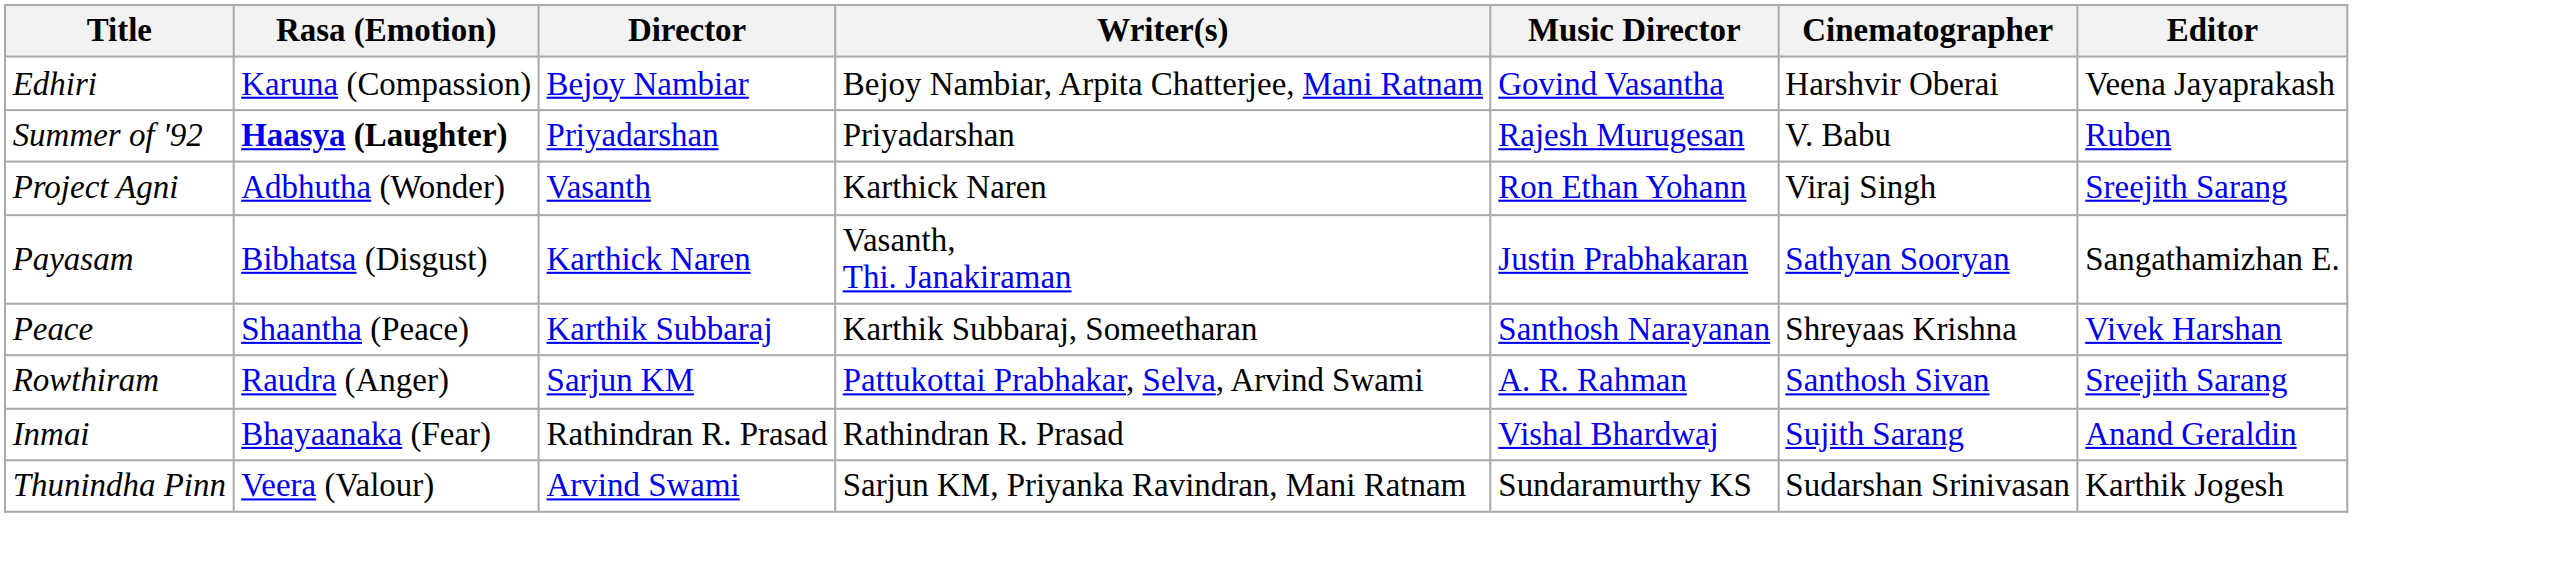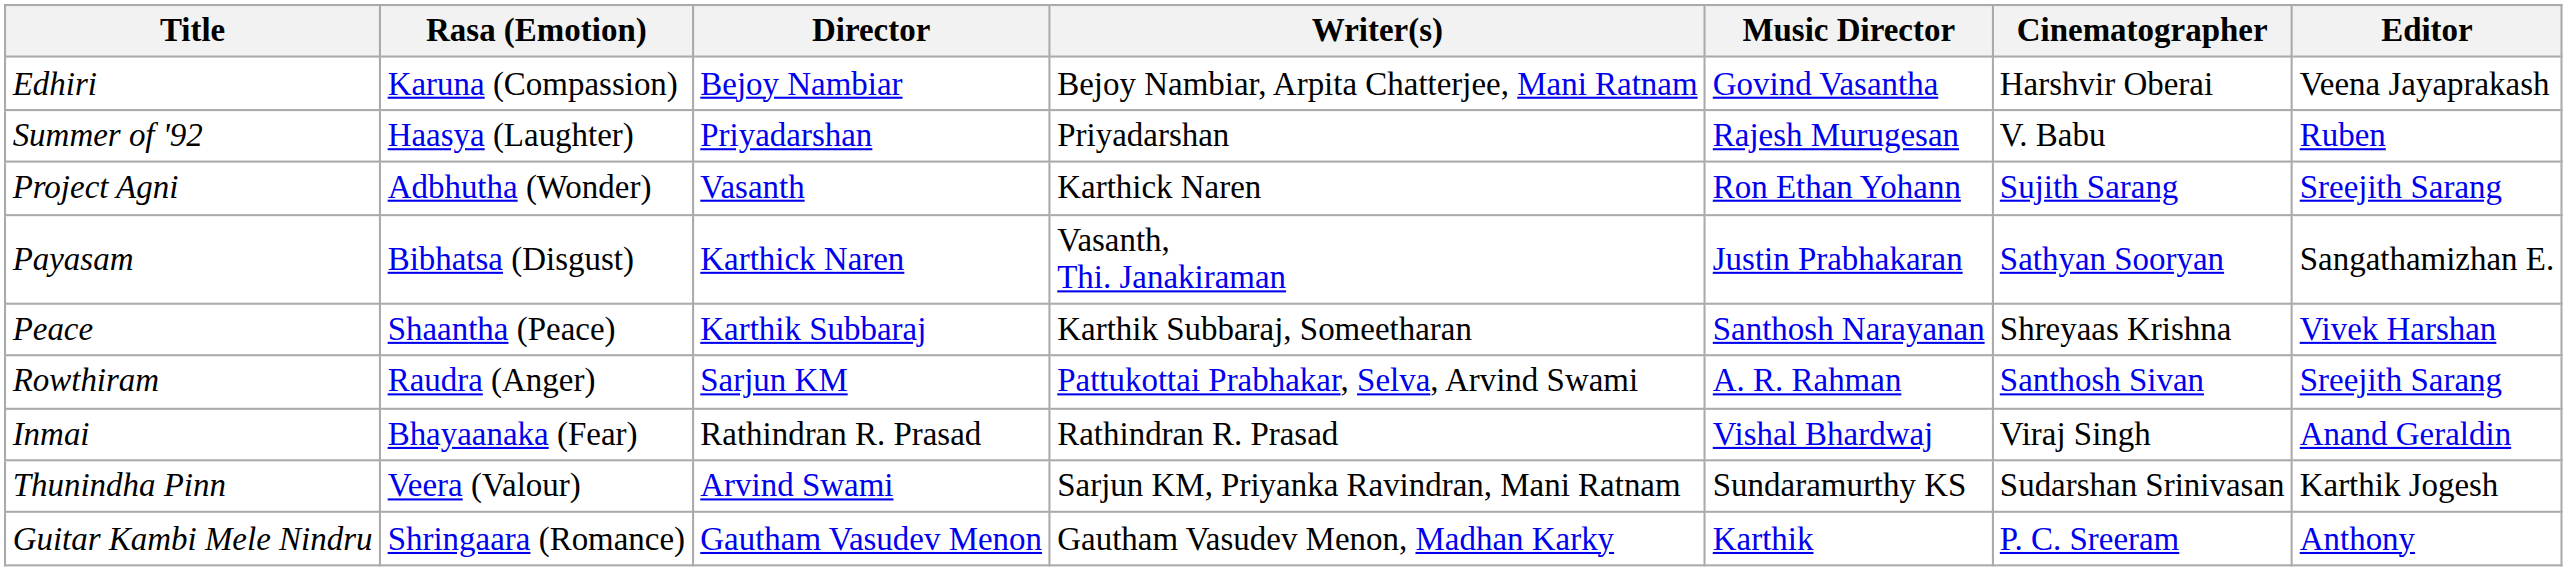(374, 135) bold -> (511, 135) normal
(1861, 187) Viraj Singh -> (2089, 187) Sujith Sarang
(1875, 433) Sujith Sarang -> (2075, 433) Viraj Singh
+ row: (193, 538)
